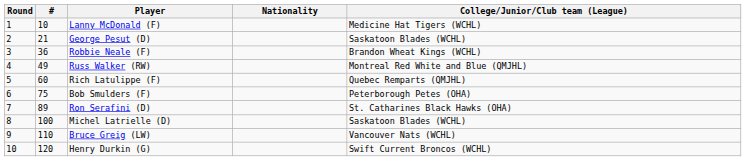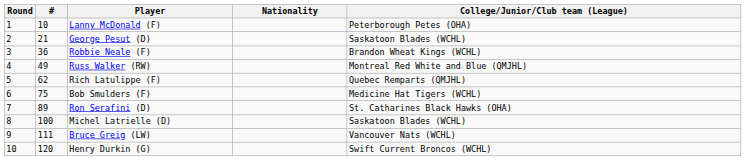(415, 25) Medicine Hat Tigers (WCHL) -> (410, 25) Peterborough Petes (OHA)
(43, 80) 60 -> (43, 80) 62
(410, 94) Peterborough Petes (OHA) -> (415, 94) Medicine Hat Tigers (WCHL)
(45, 135) 110 -> (45, 135) 111
